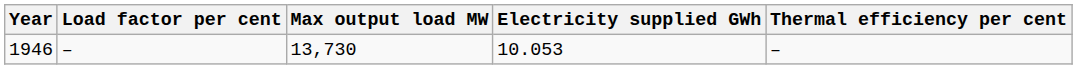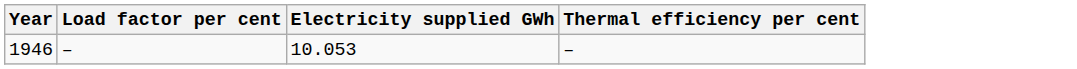- column: (390, 20)
